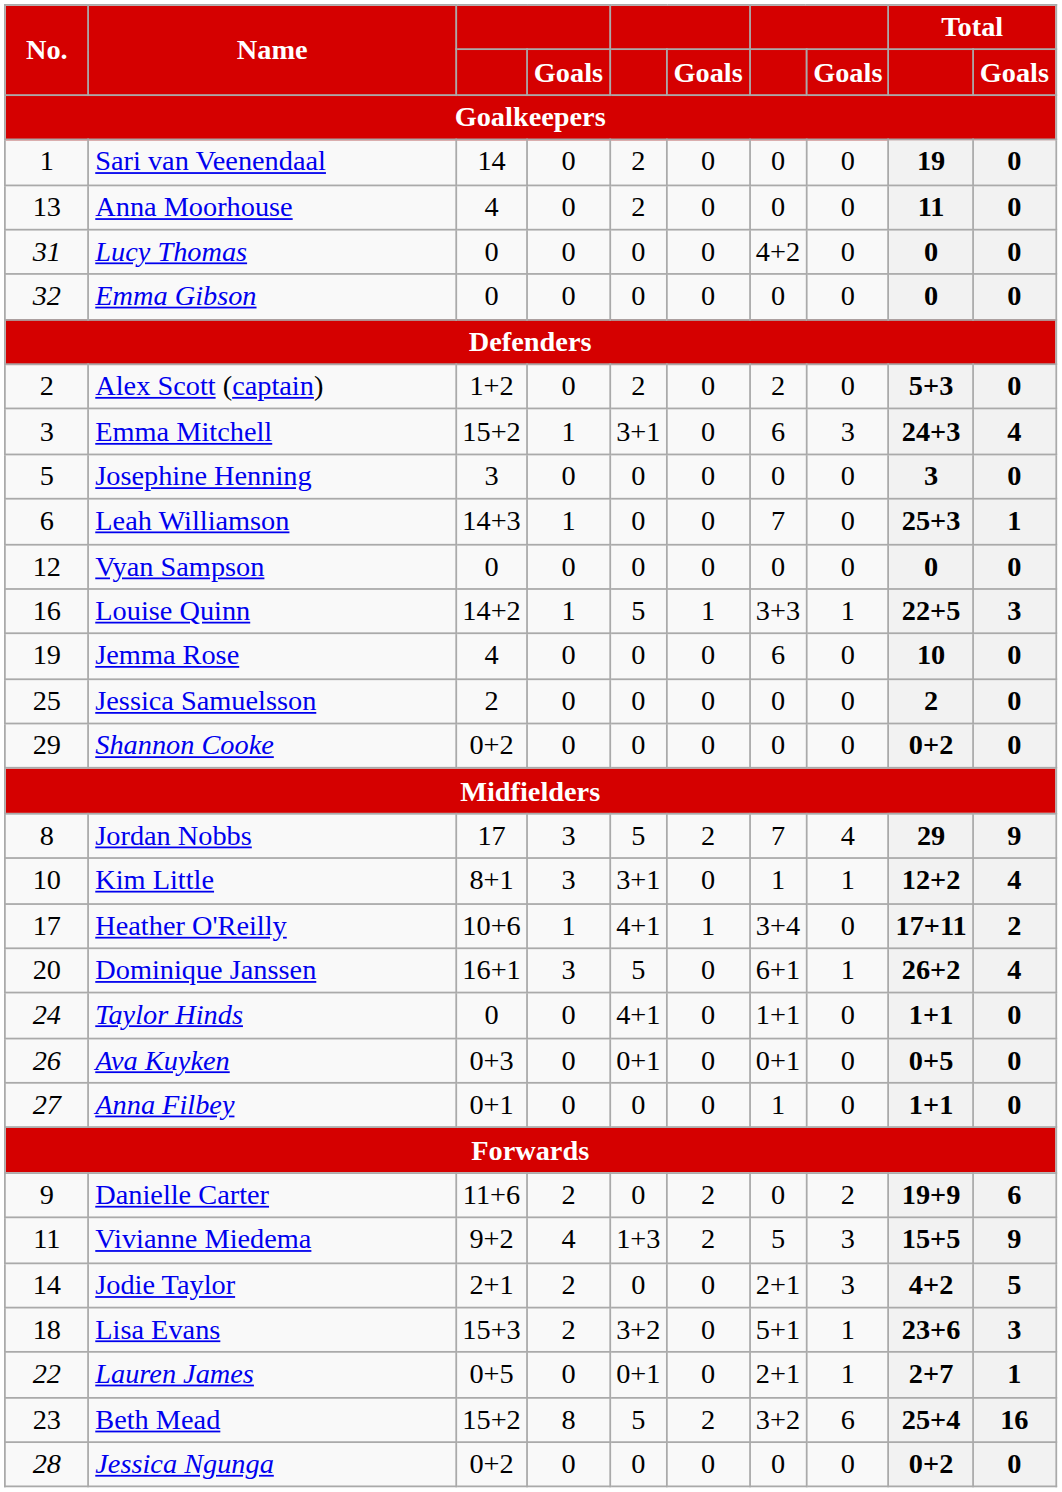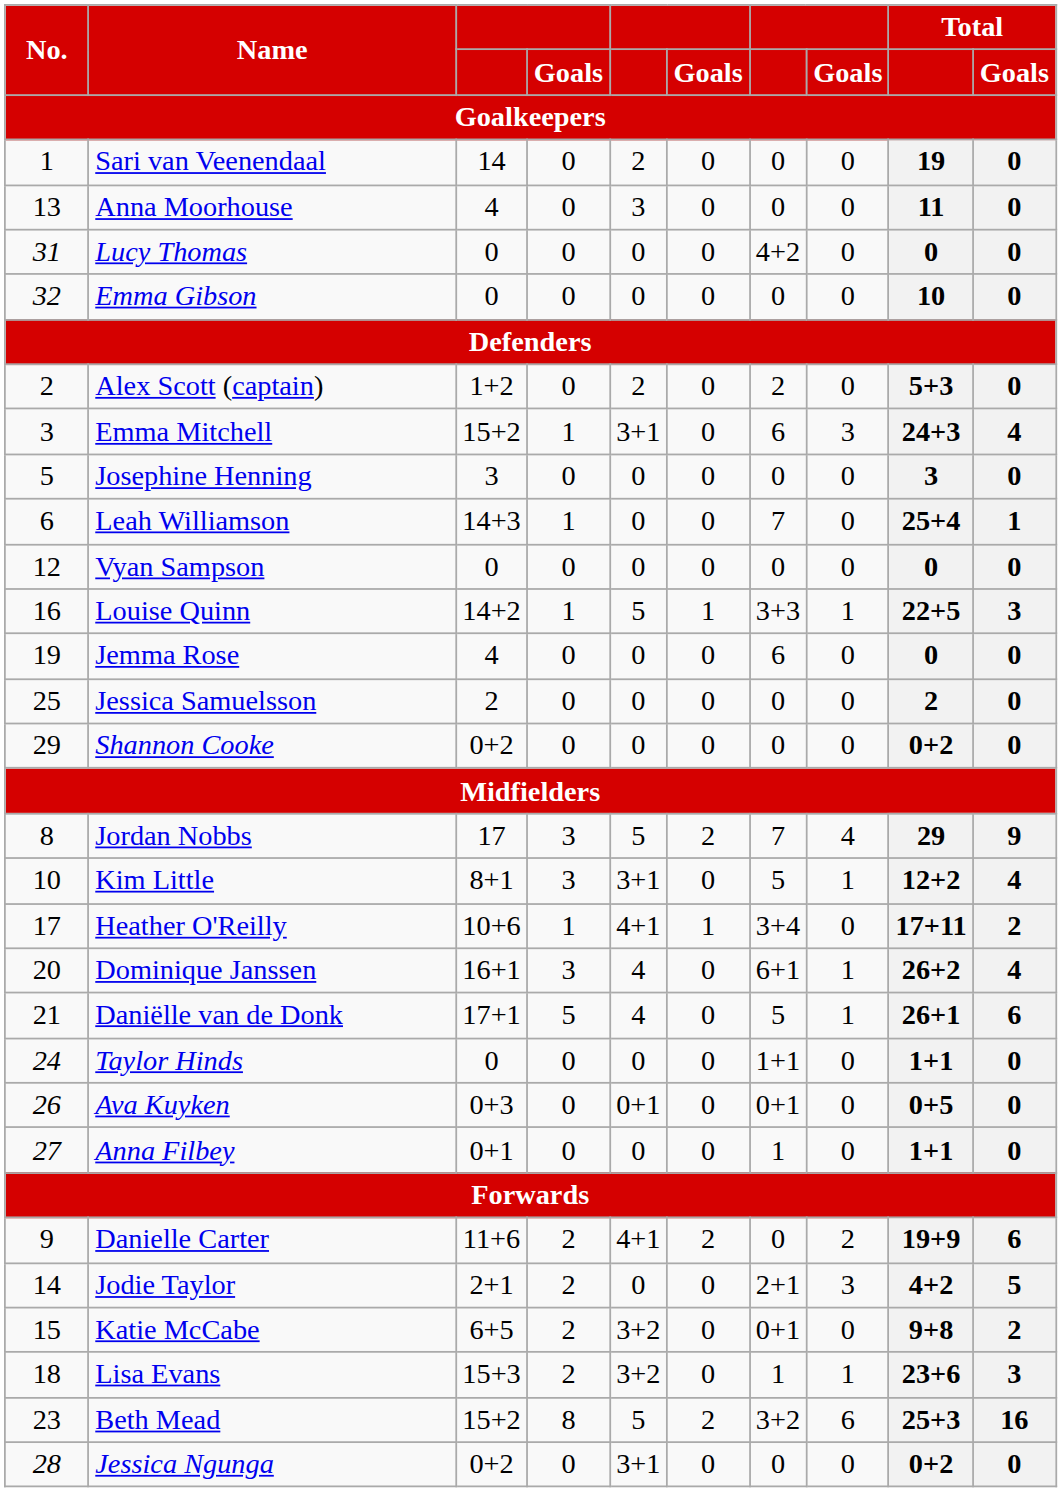(638, 206) 2 -> (638, 206) 3
(931, 296) 0 -> (931, 296) 10
(931, 521) 25+3 -> (931, 521) 25+4
(931, 655) 10 -> (931, 655) 0
(778, 880) 1 -> (778, 880) 5
(638, 970) 5 -> (638, 970) 4
+ row: (219, 1015)
(638, 1015) 4+1 -> (638, 1059) 0
(638, 1194) 0 -> (638, 1239) 4+1
- row: (203, 1239)
+ row: (177, 1329)
(778, 1329) 5+1 -> (778, 1374) 1
- row: (175, 1374)
(931, 1419) 25+4 -> (931, 1419) 25+3
(638, 1464) 0 -> (638, 1464) 3+1
